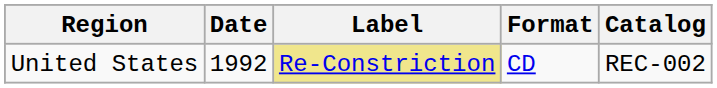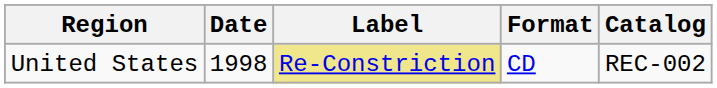(239, 64) 1992 -> (239, 64) 1998
